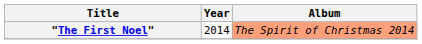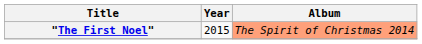(217, 30) 2014 -> (217, 30) 2015
